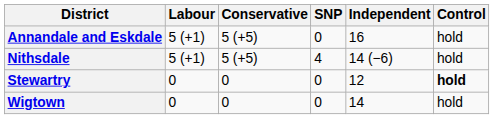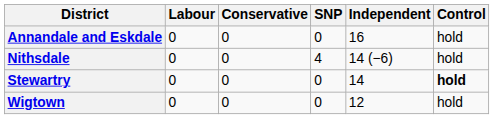(187, 37) 5 (+1) -> (172, 37) 0
(240, 37) 5 (+5) -> (225, 37) 0
(187, 59) 5 (+1) -> (172, 59) 0
(240, 59) 5 (+5) -> (225, 59) 0
(356, 80) 12 -> (356, 80) 14
(356, 102) 14 -> (356, 102) 12
